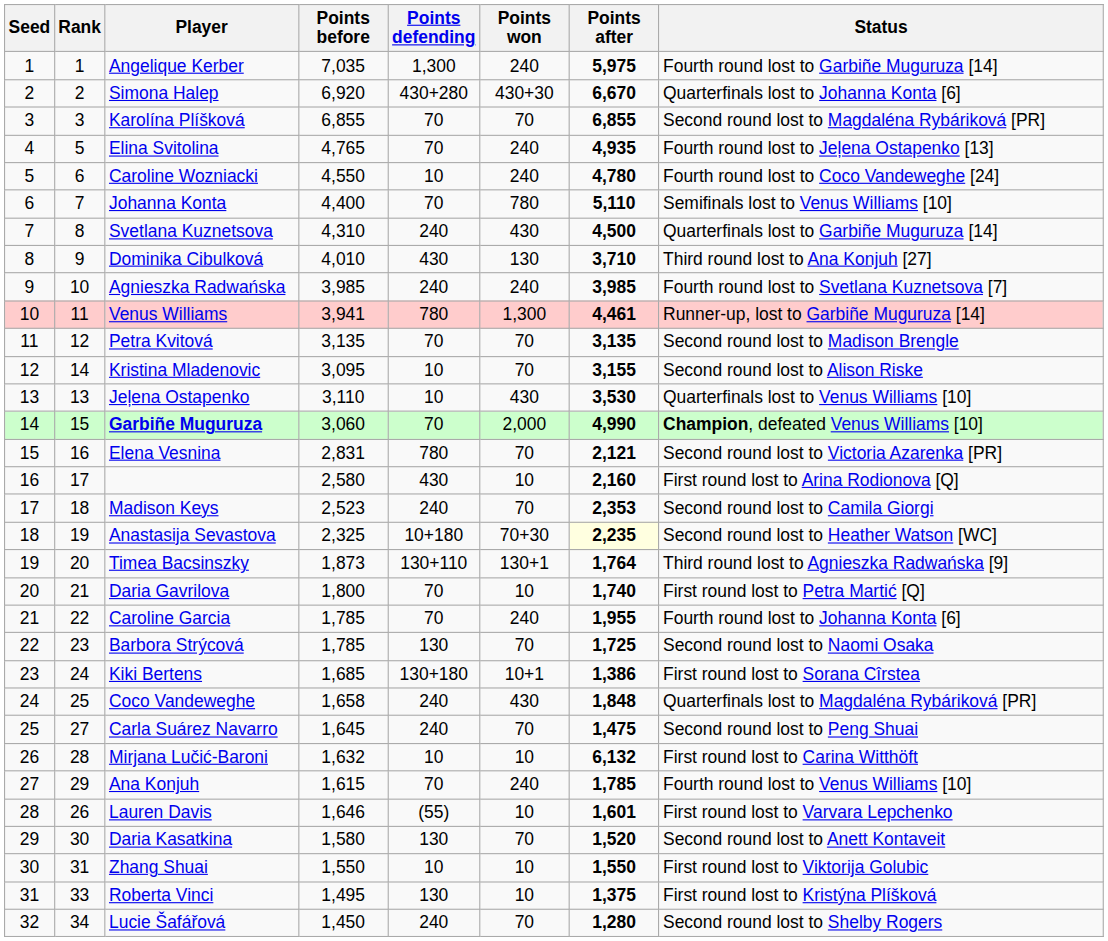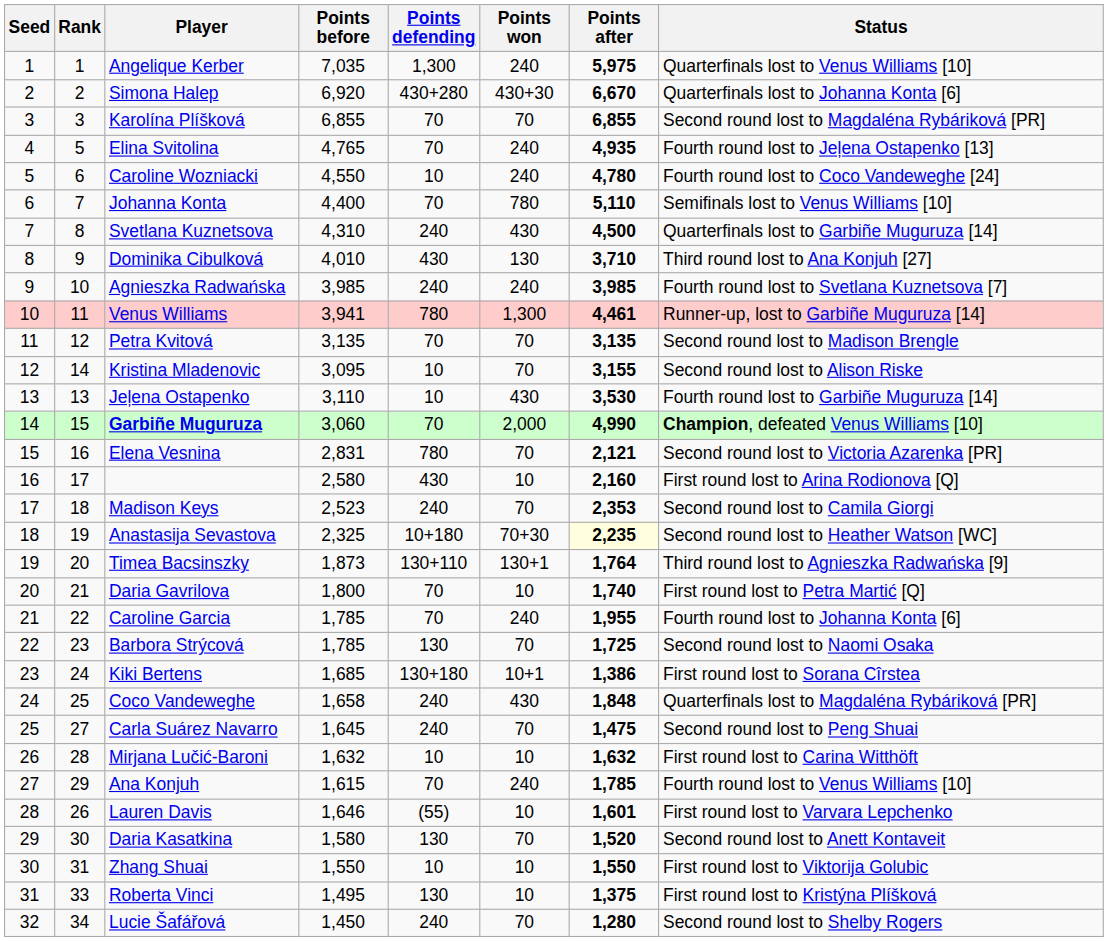(830, 65) Fourth round lost to Garbiñe Muguruza [14] -> (817, 65) Quarterfinals lost to Venus Williams [10]
(817, 397) Quarterfinals lost to Venus Williams [10] -> (830, 397) Fourth round lost to Garbiñe Muguruza [14]
(614, 757) 6,132 -> (614, 757) 1,632
